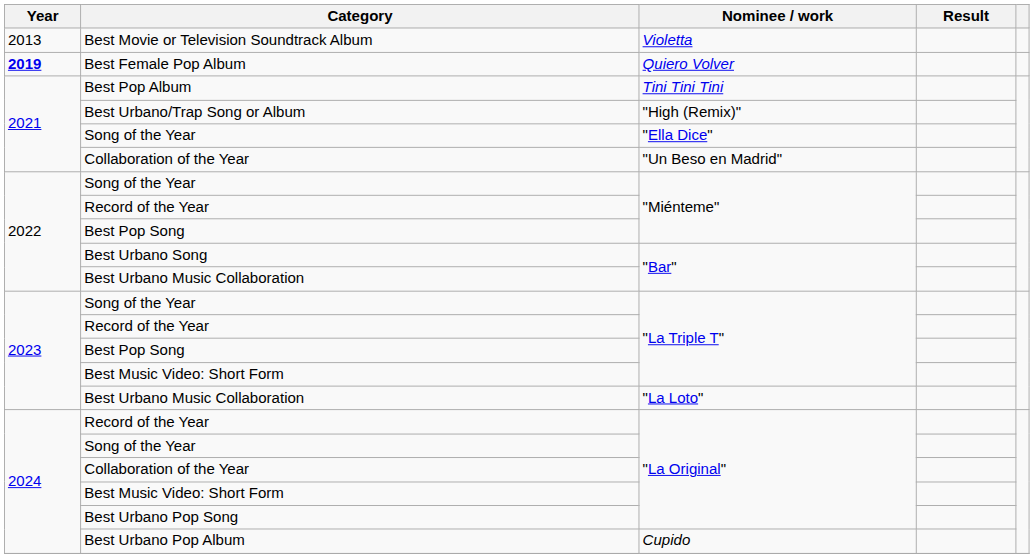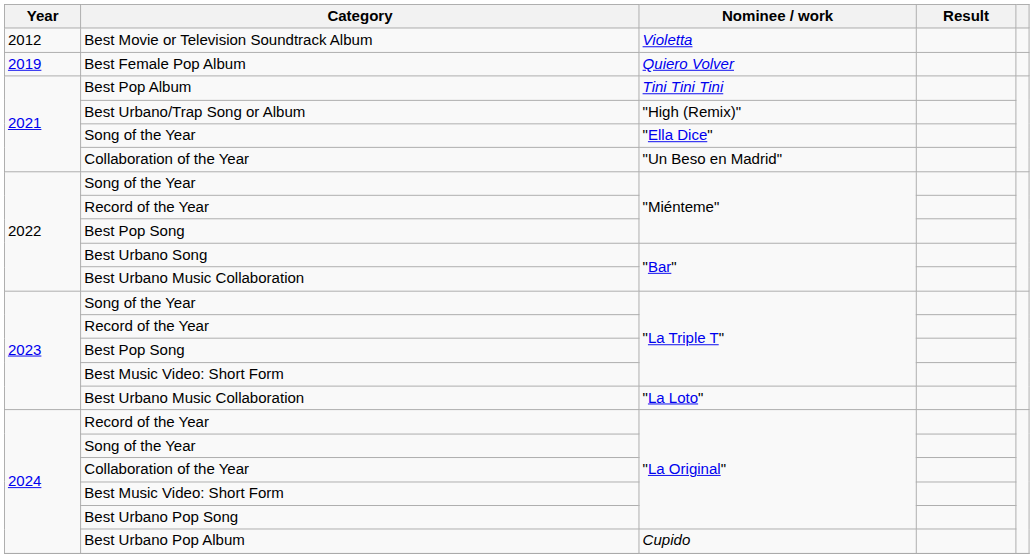(25, 40) 2013 -> (25, 40) 2012
(25, 64) bold -> (25, 64) normal
